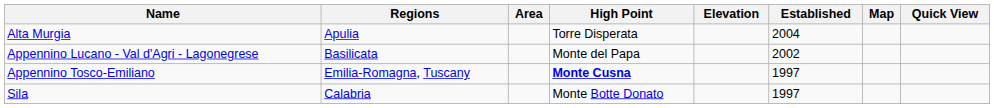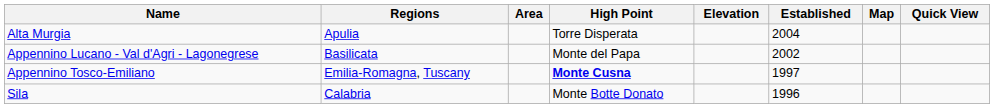(786, 93) 1997 -> (786, 93) 1996
